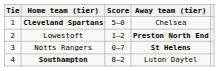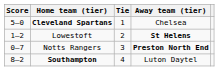columns swapped: (13, 11) <-> (118, 11)
(171, 35) Preston North End -> (171, 35) St Helens
(171, 48) St Helens -> (171, 48) Preston North End
